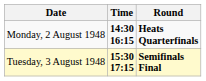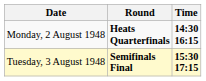columns swapped: (122, 12) <-> (168, 12)
